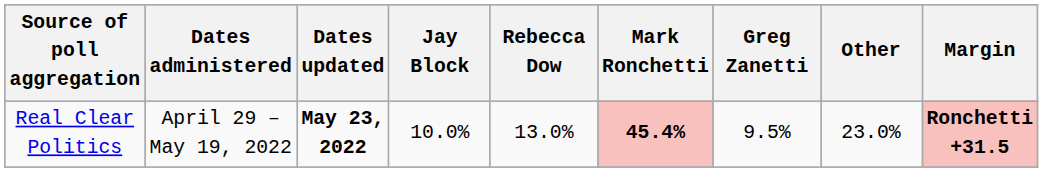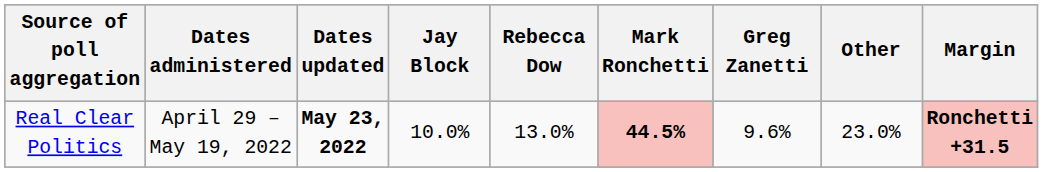(655, 133) 45.4% -> (655, 133) 44.5%
(767, 133) 9.5% -> (767, 133) 9.6%
